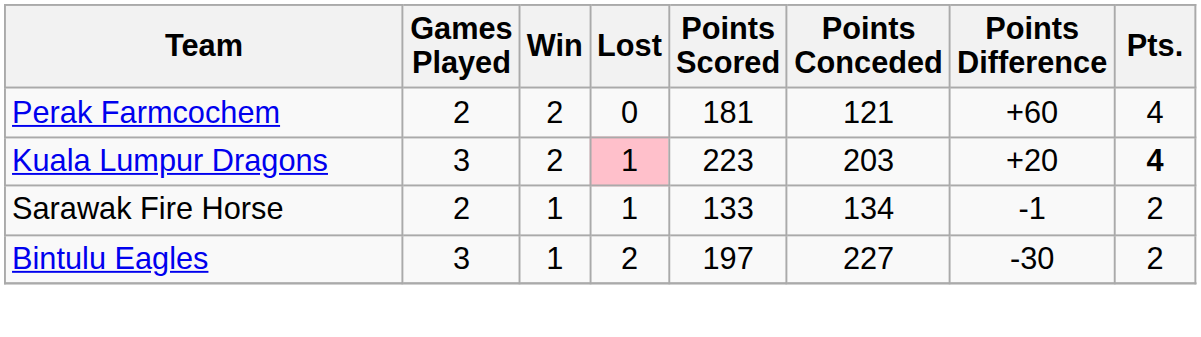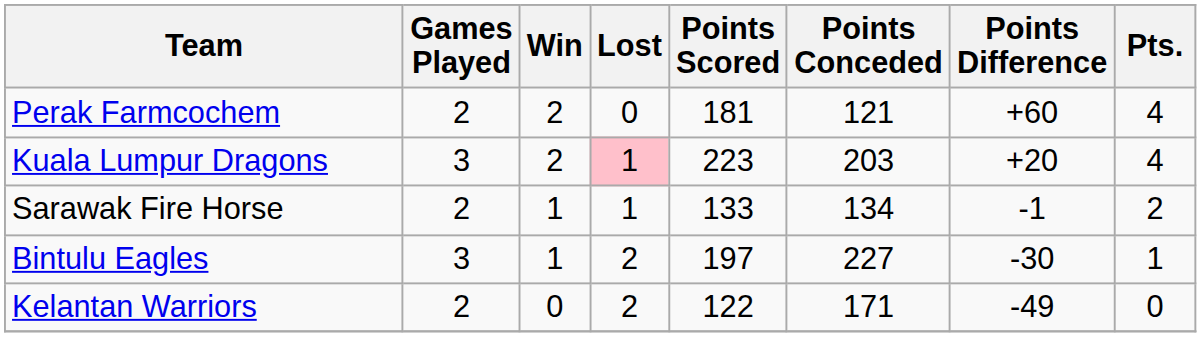(1155, 160) bold -> (1155, 160) normal
(1155, 258) 2 -> (1155, 258) 1
+ row: (134, 307)
